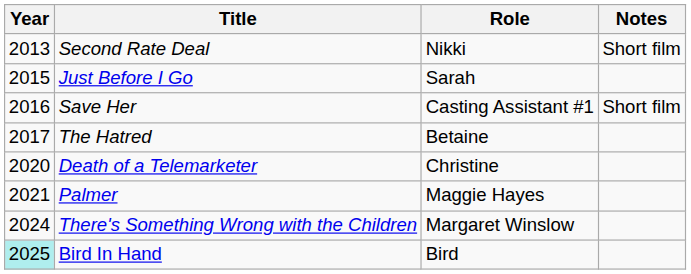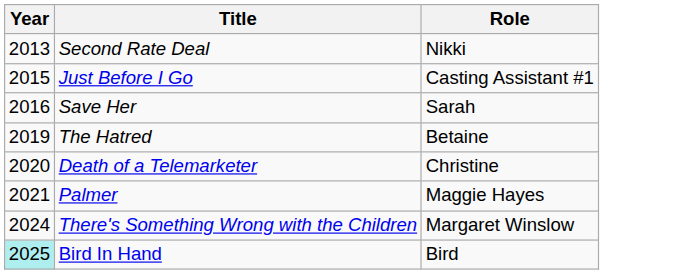- column: (642, 19)
(450, 78) Sarah -> (510, 78) Casting Assistant #1
(510, 107) Casting Assistant #1 -> (450, 107) Sarah
(30, 136) 2017 -> (30, 136) 2019
